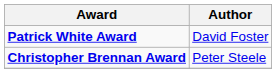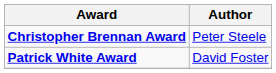rows swapped: (97, 57) <-> (72, 36)
